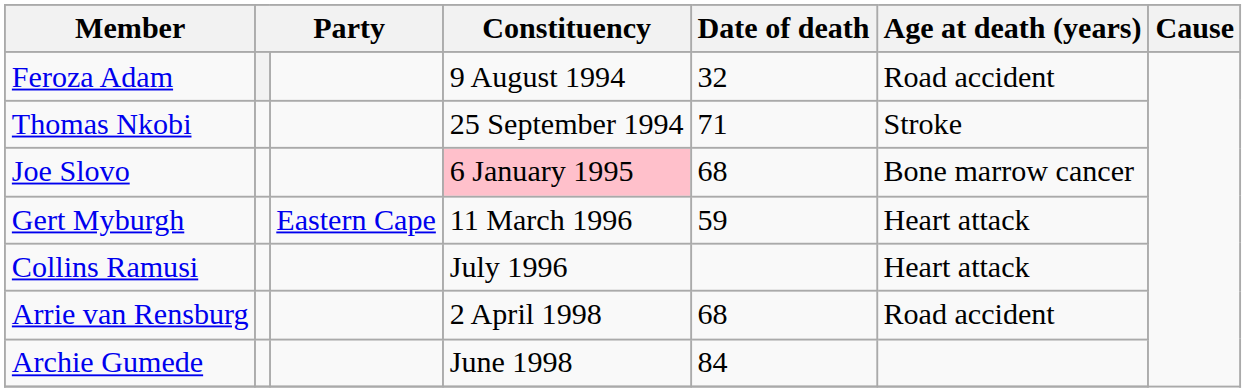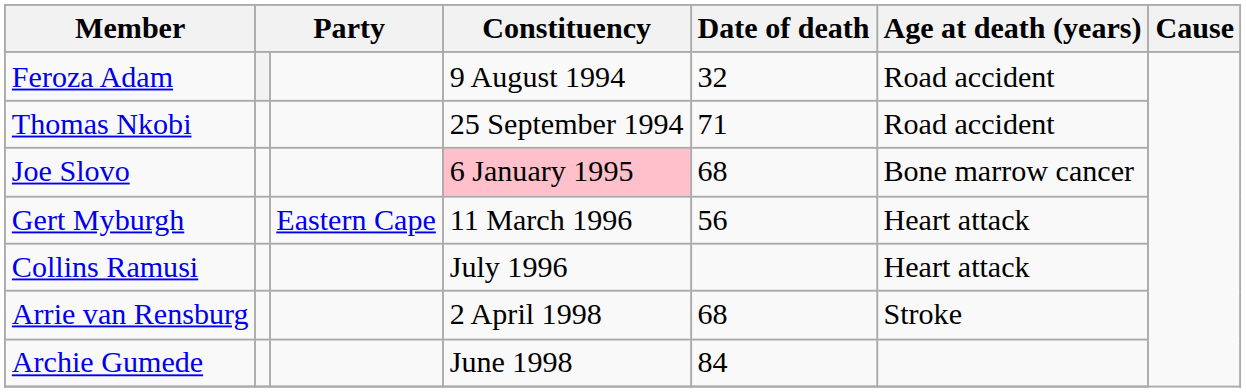(923, 123) Stroke -> (969, 123) Road accident
(713, 219) 59 -> (713, 219) 56
(969, 314) Road accident -> (923, 314) Stroke
